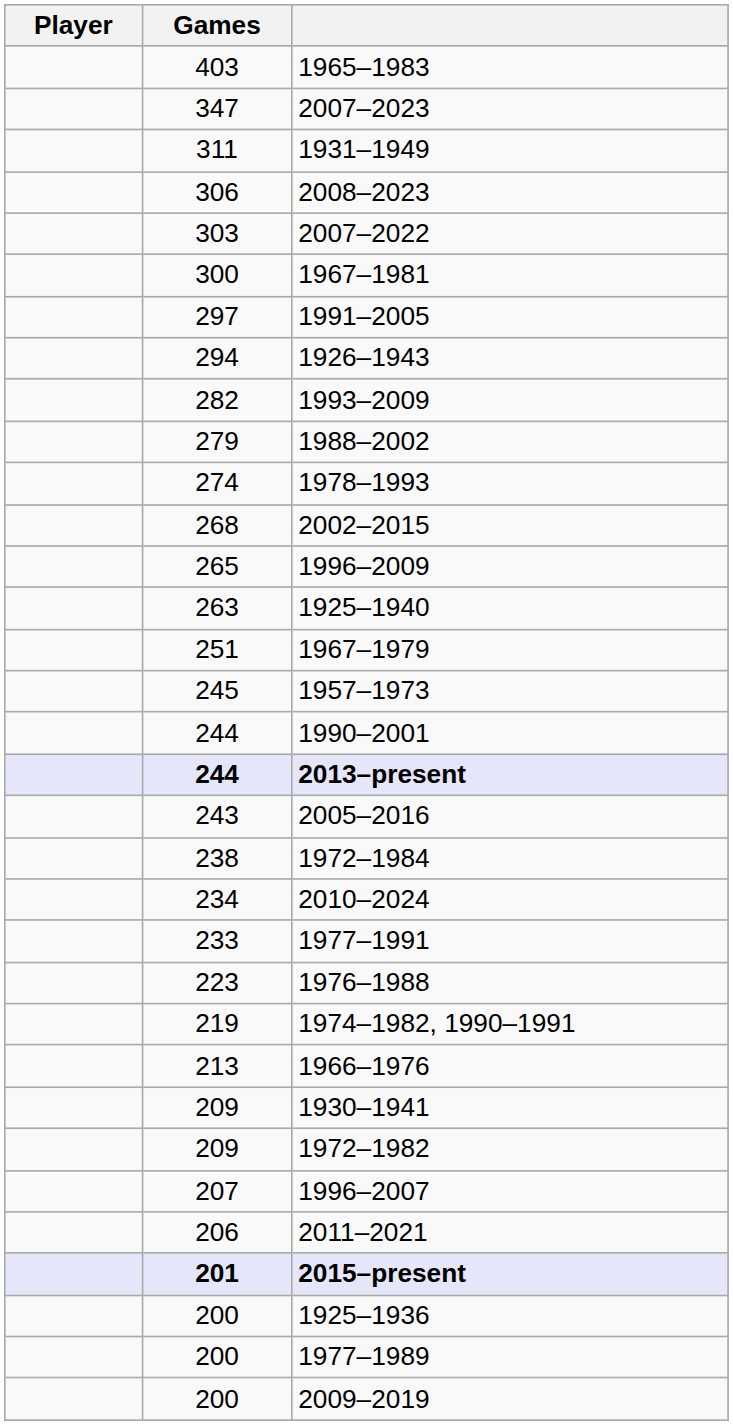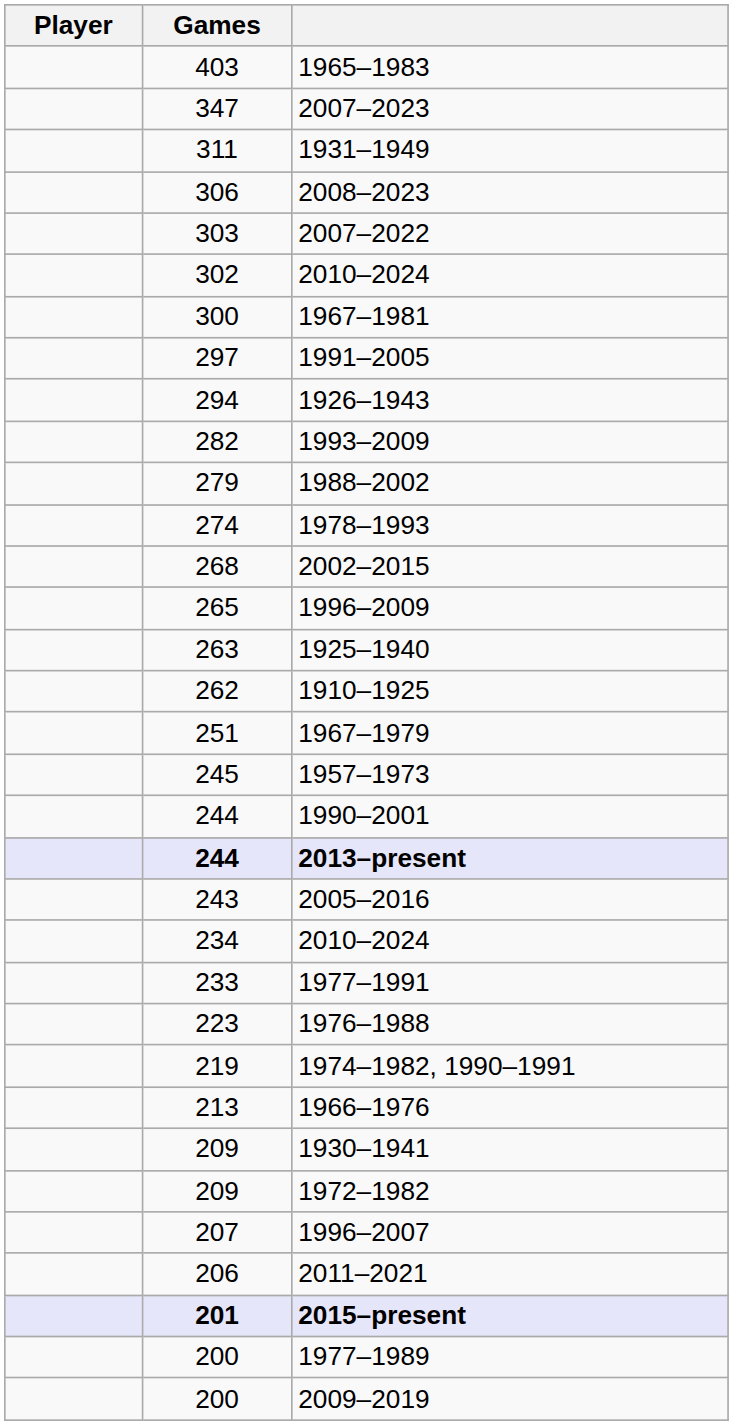+ row: (217, 274)
+ row: (217, 691)
- row: (217, 857)
- row: (217, 1315)
